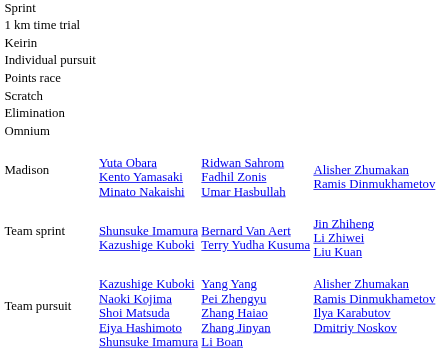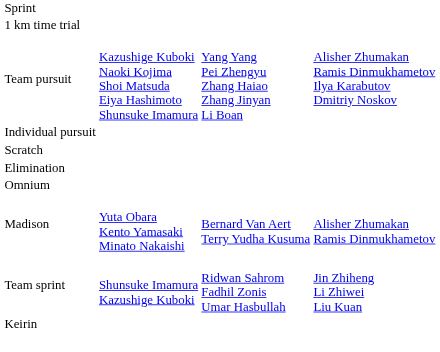rows swapped: (21, 42) <-> (38, 306)
- row: (33, 78)
(243, 177) Ridwan Sahrom Fadhil Zonis Umar Hasbullah -> (256, 231) Bernard Van Aert Terry Yudha Kusuma
(256, 238) Bernard Van Aert Terry Yudha Kusuma -> (243, 292) Ridwan Sahrom Fadhil Zonis Umar Hasbullah
